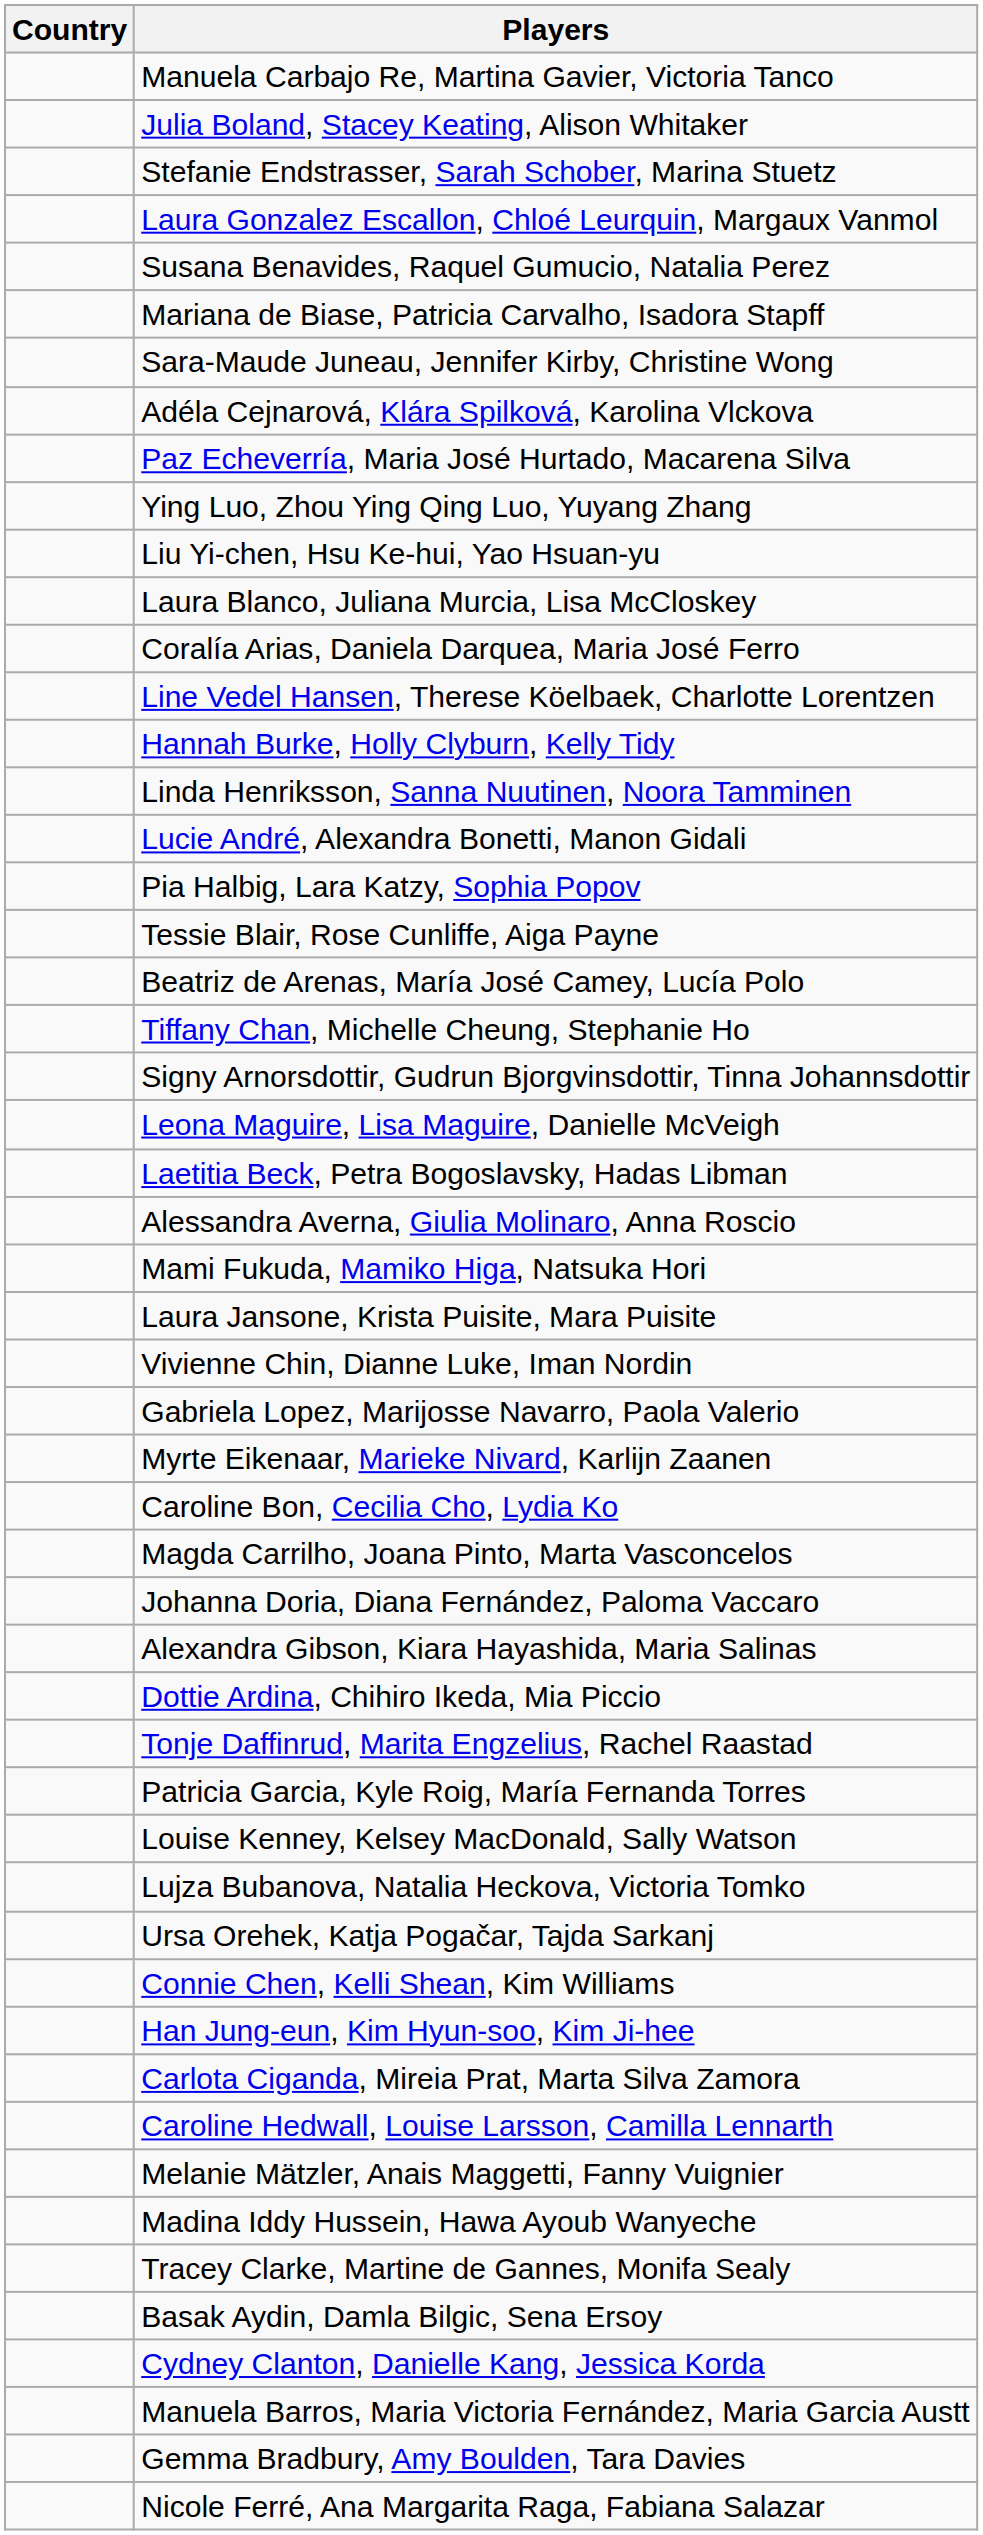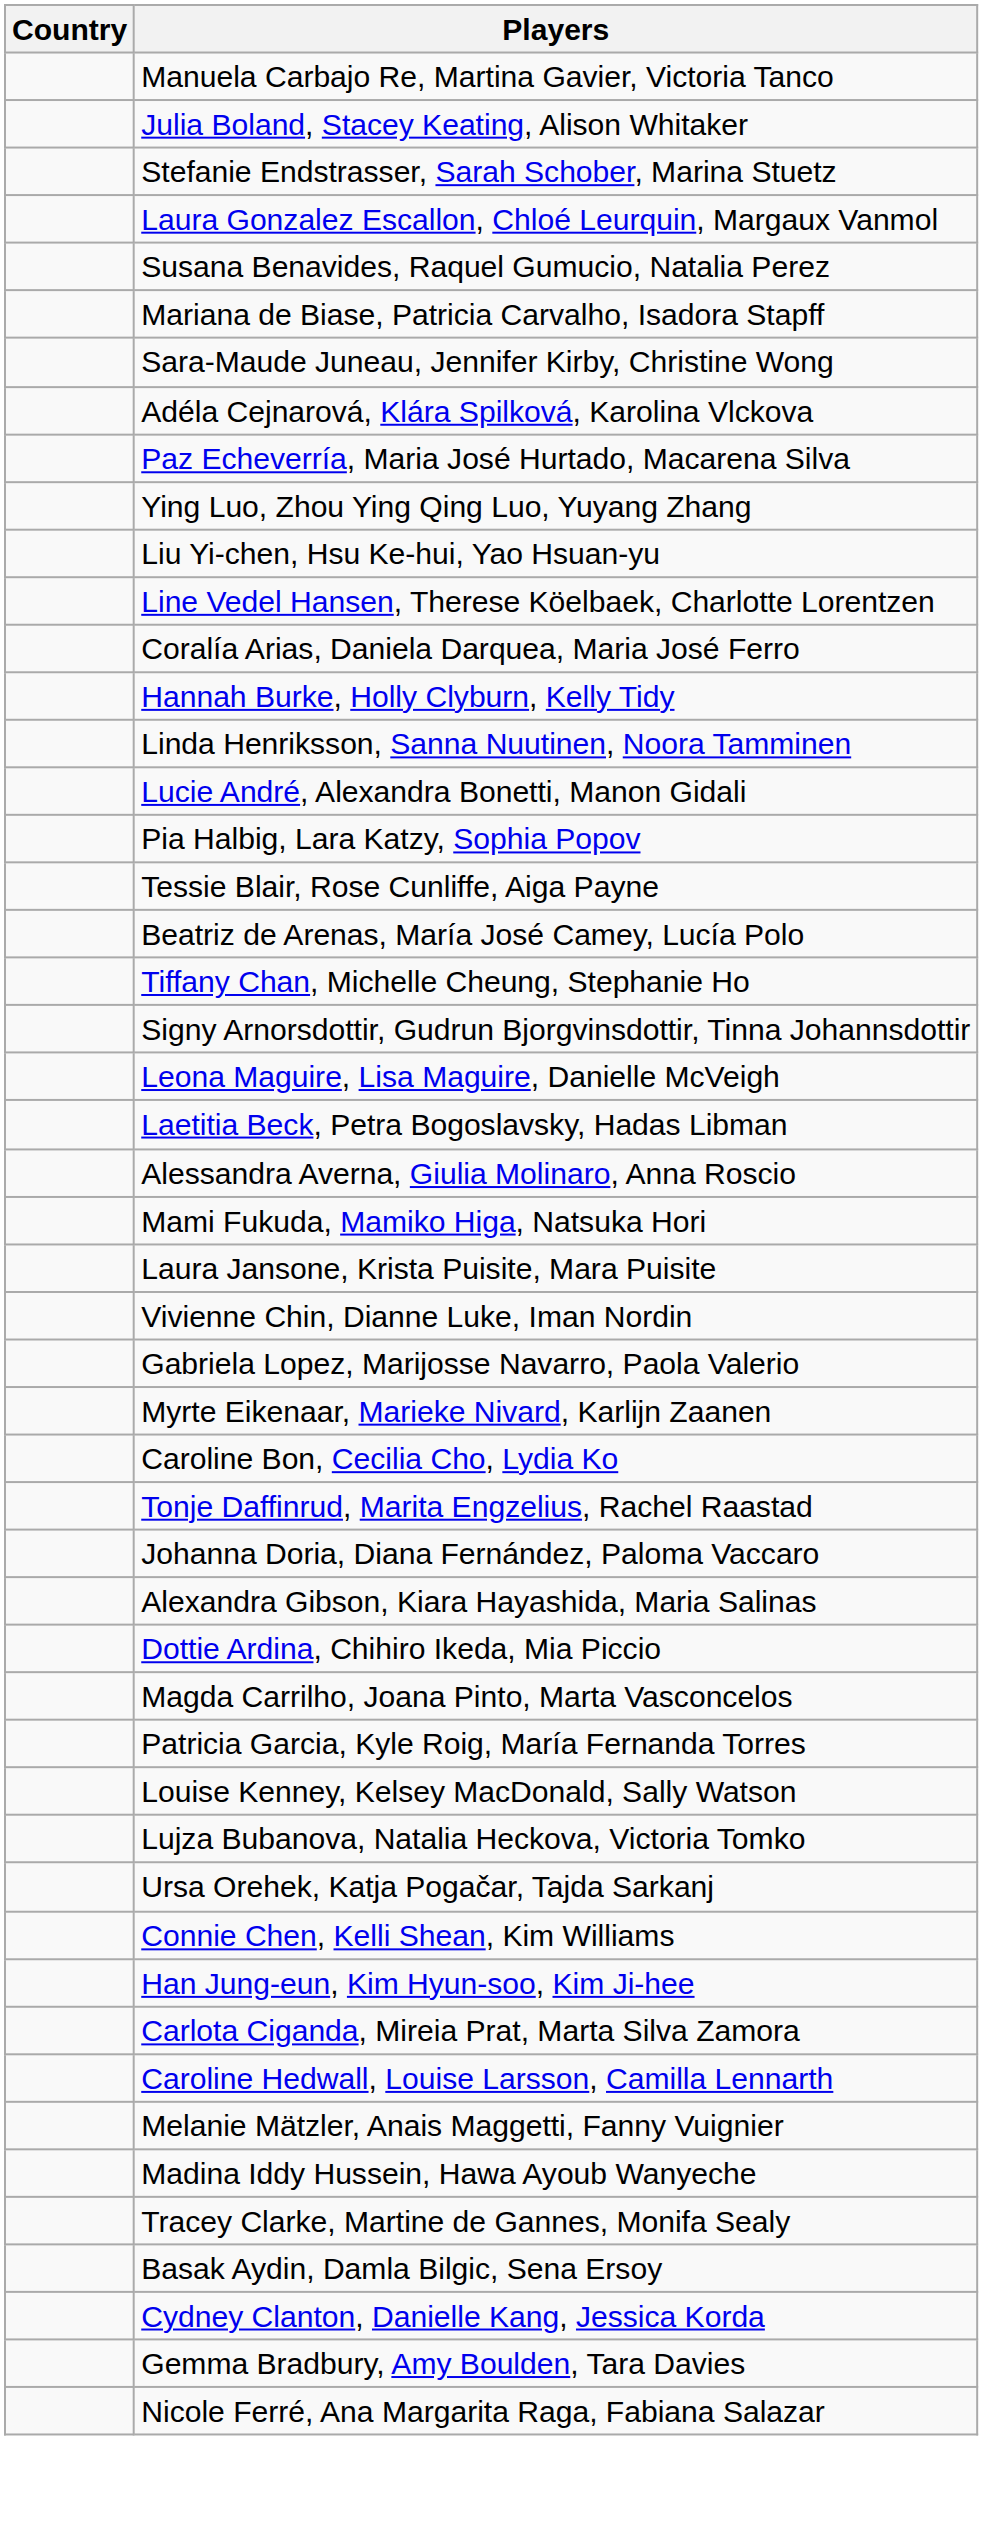- row: (449, 601)
rows swapped: (538, 696) <-> (471, 648)
rows swapped: (477, 1744) <-> (467, 1554)
- row: (555, 2411)
